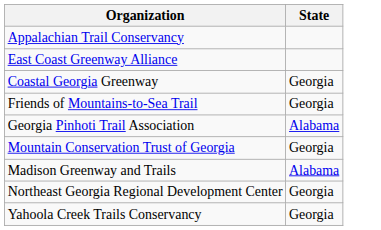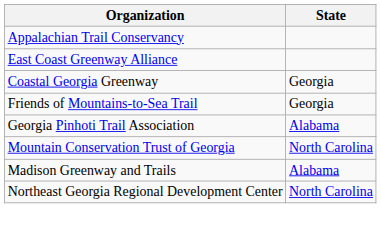(311, 147) Georgia -> (331, 147) North Carolina
(311, 192) Georgia -> (331, 192) North Carolina
- row: (105, 214)
